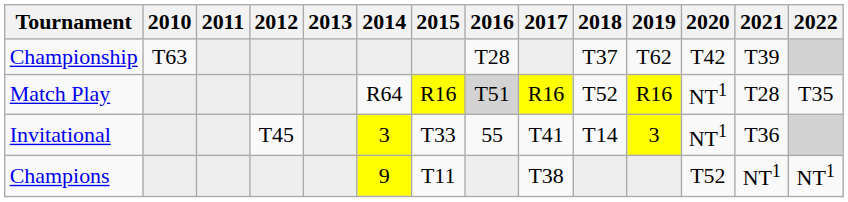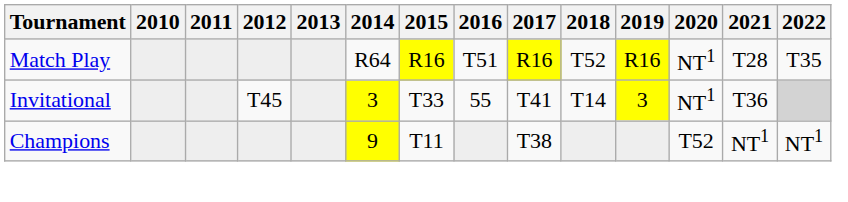- row: (74, 56)
(492, 94) lightgrey background -> (480, 59) no background
